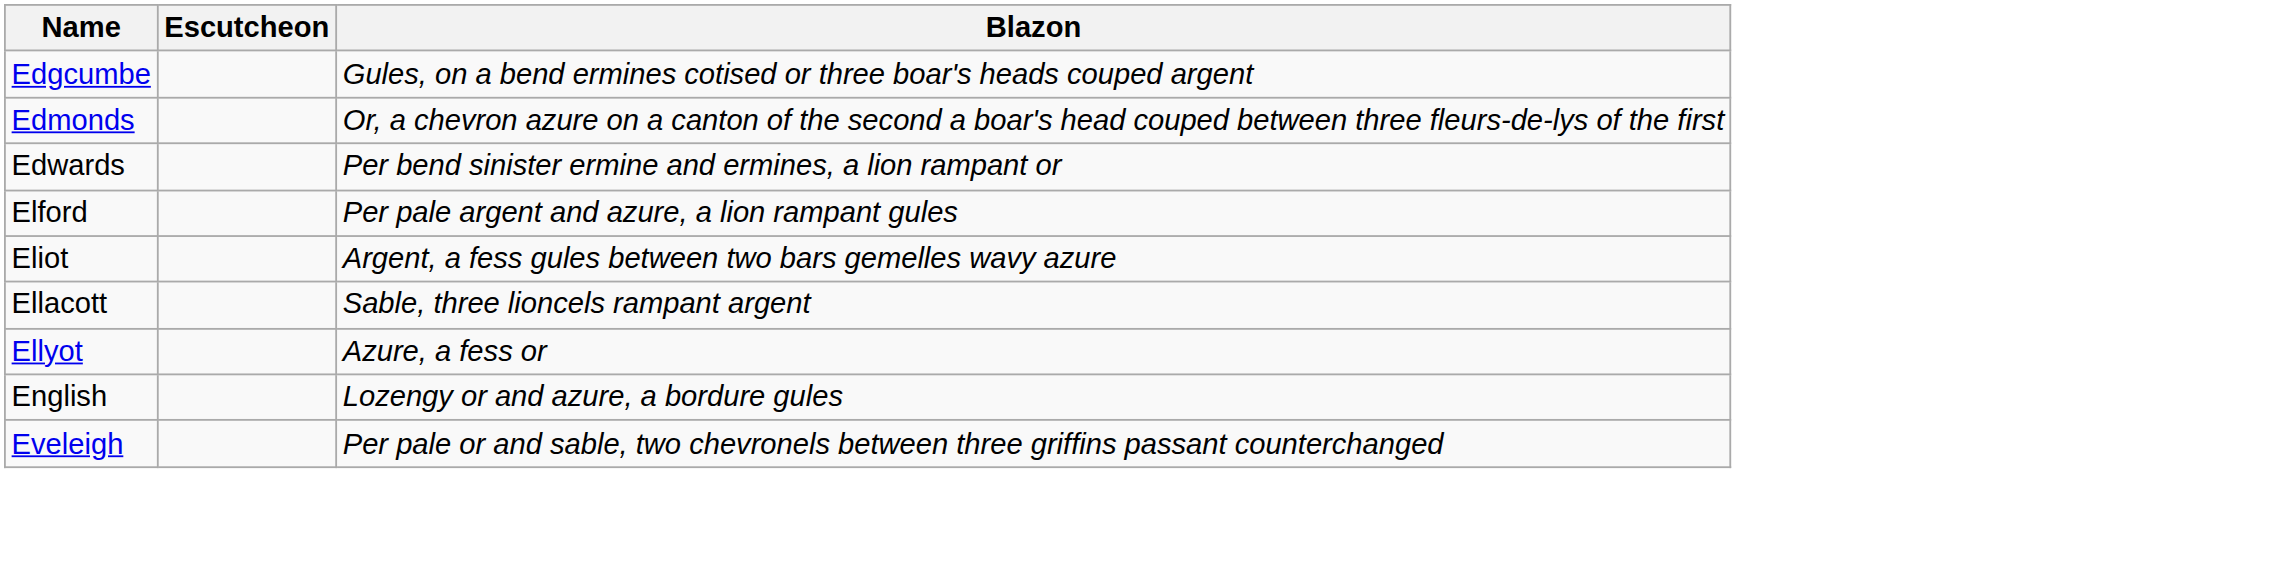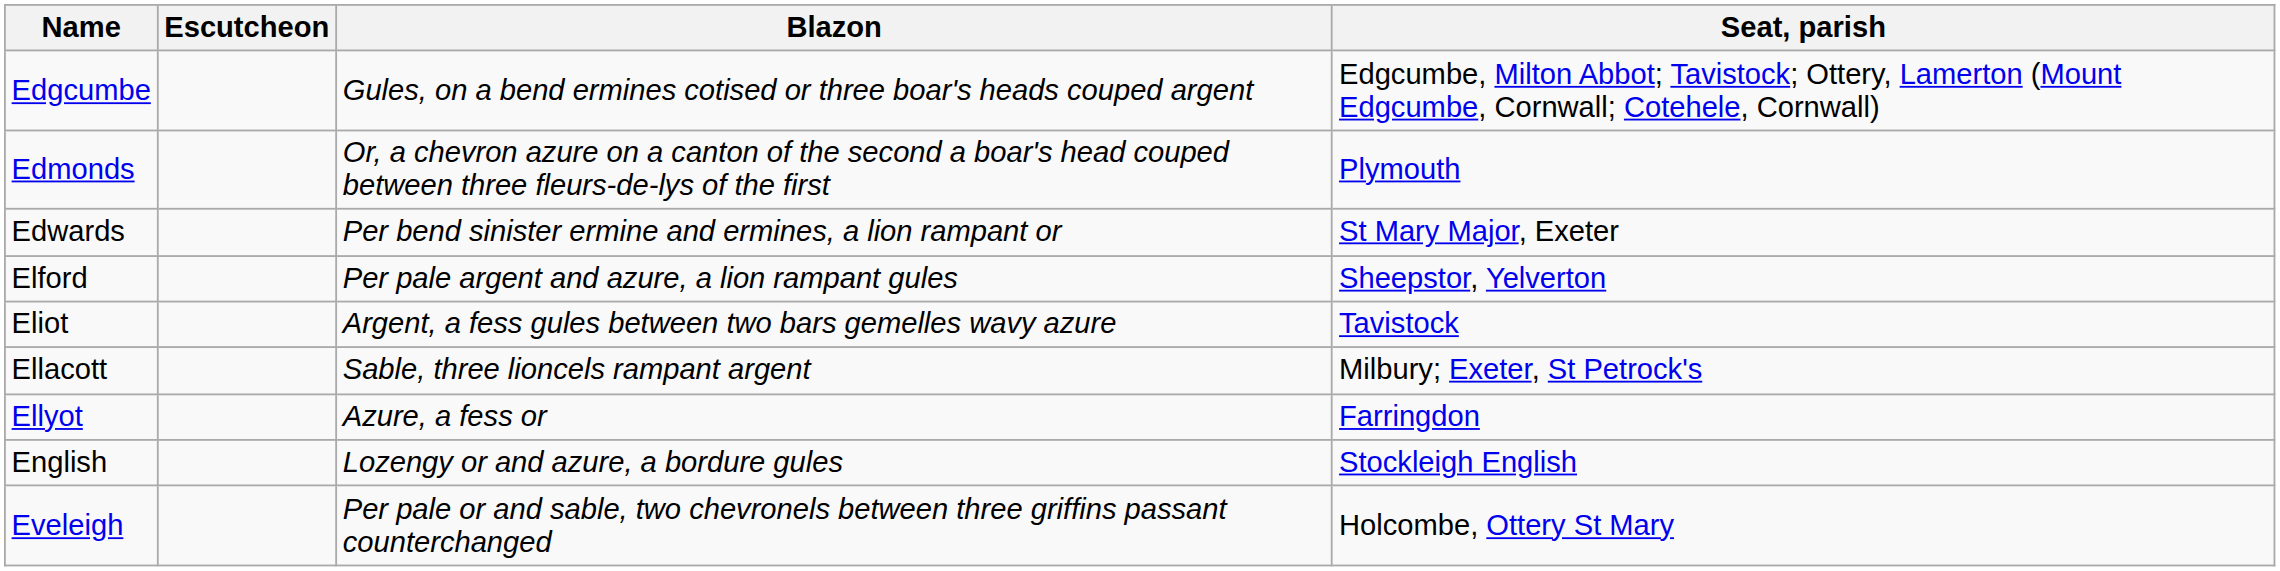+ column: (1803, 27)
